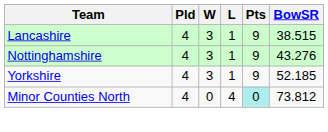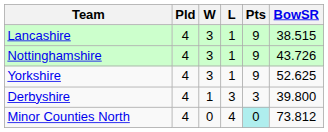(296, 55) 43.276 -> (296, 55) 43.726
(296, 76) 52.185 -> (296, 76) 52.625
+ row: (39, 96)
